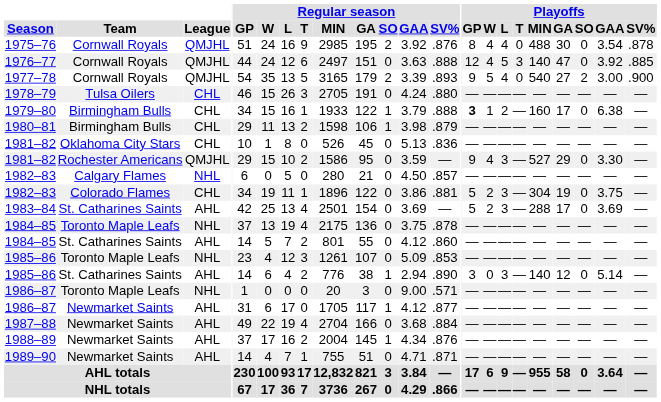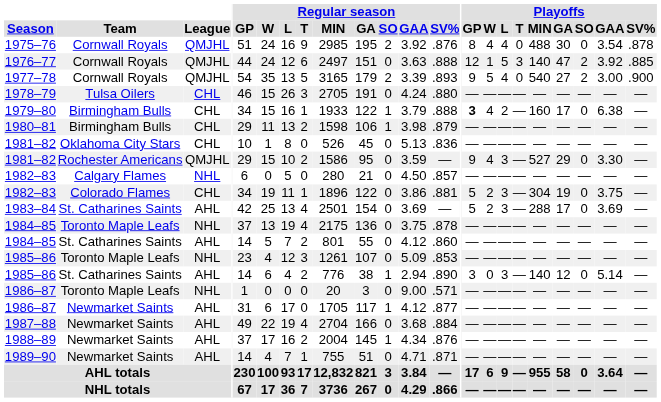(490, 61) 4 -> (490, 61) 1
(584, 61) 0 -> (584, 61) 2
(490, 110) 1 -> (490, 110) 4
